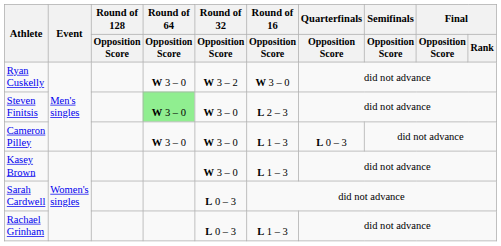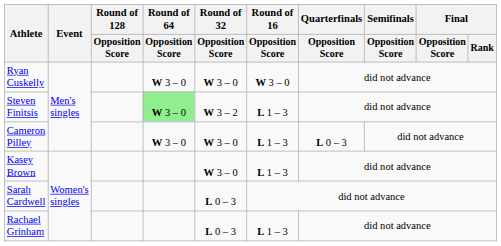(221, 83) W 3 – 2 -> (221, 83) W 3 – 0
(221, 113) W 3 – 0 -> (221, 113) W 3 – 2
(272, 113) L 2 – 3 -> (272, 113) L 1 – 3
